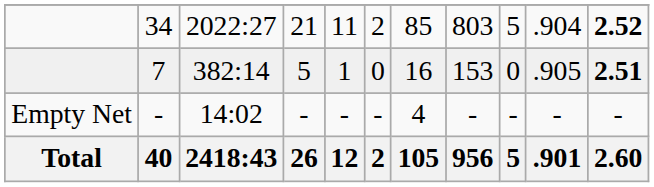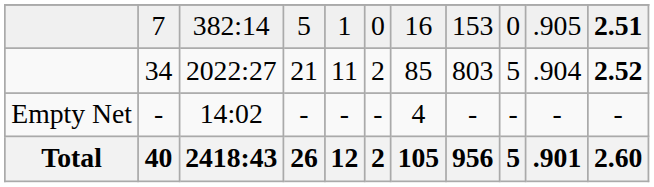rows swapped: (159, 26) <-> (159, 70)
